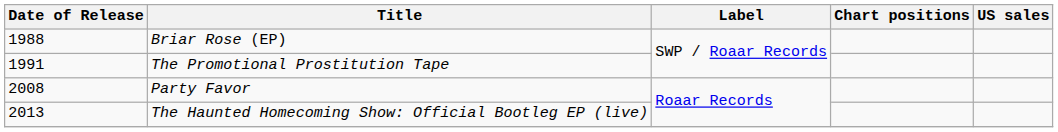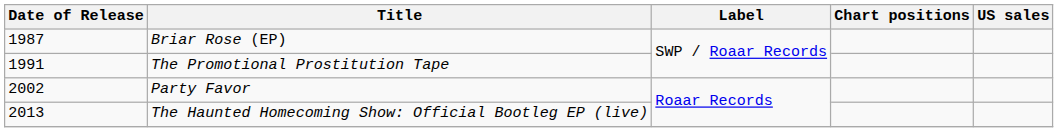(26, 41) 1988 -> (26, 41) 1987
(26, 90) 2008 -> (26, 90) 2002
